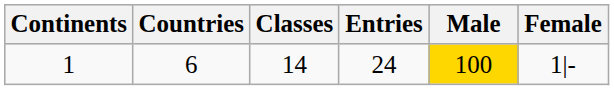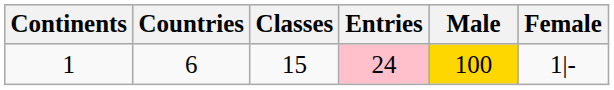(294, 63) 14 -> (294, 63) 15
(384, 63) no background -> (384, 63) pink background
